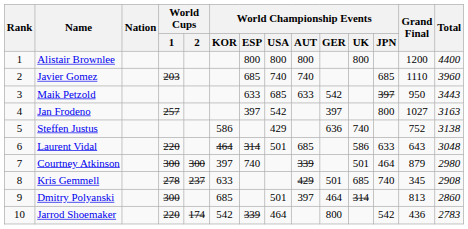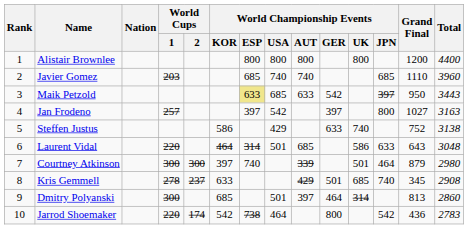(252, 94) no background -> (252, 94) khaki background
(334, 128) 636 -> (334, 128) 633
(252, 215) 339 -> (252, 215) 738
